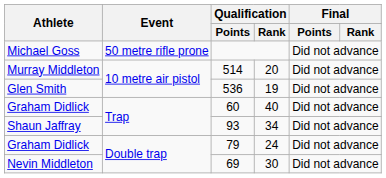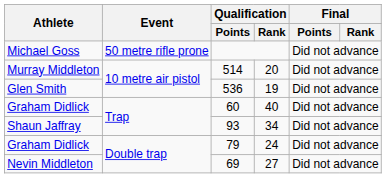(272, 164) 30 -> (272, 164) 27
